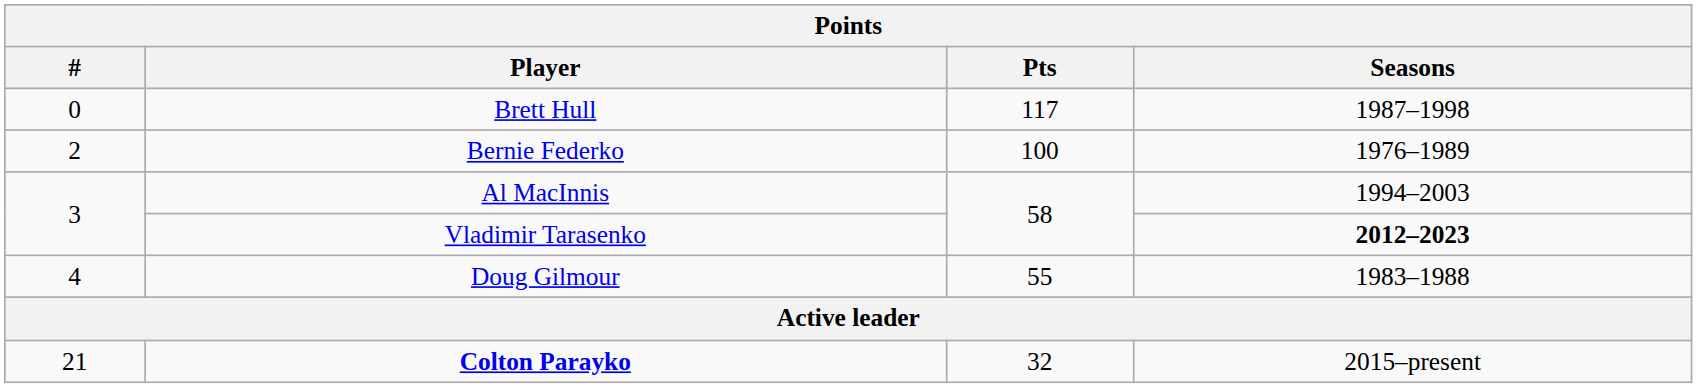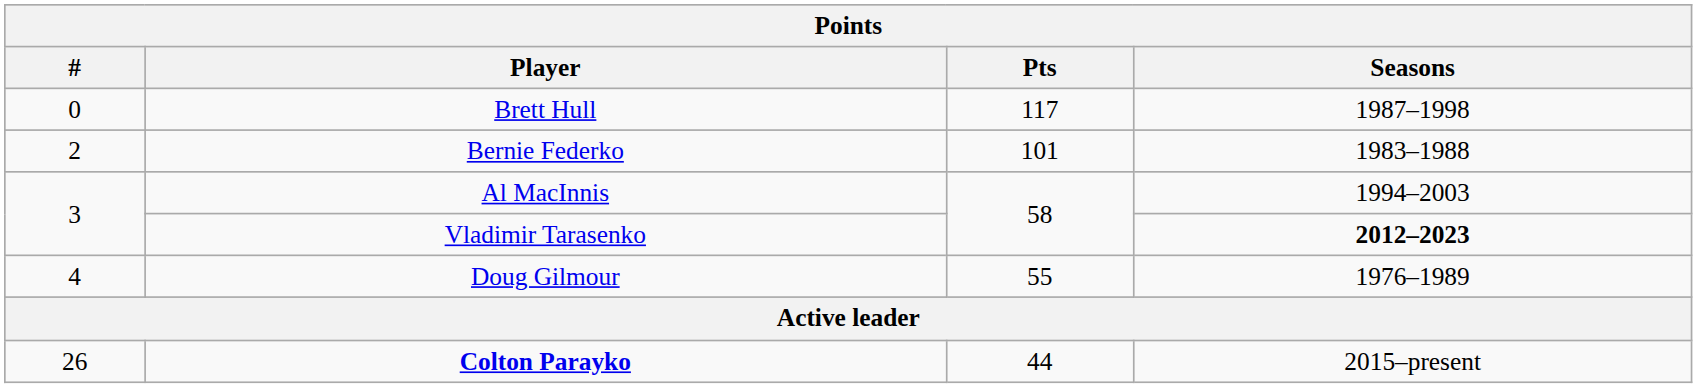(1040, 151) 100 -> (1040, 151) 101
(1413, 151) 1976–1989 -> (1413, 151) 1983–1988
(1413, 276) 1983–1988 -> (1413, 276) 1976–1989
(75, 360) 21 -> (75, 360) 26
(1040, 360) 32 -> (1040, 360) 44
